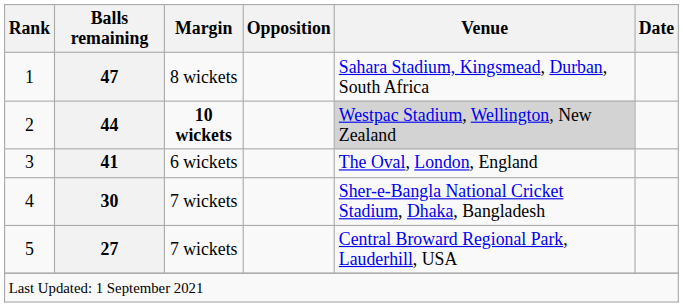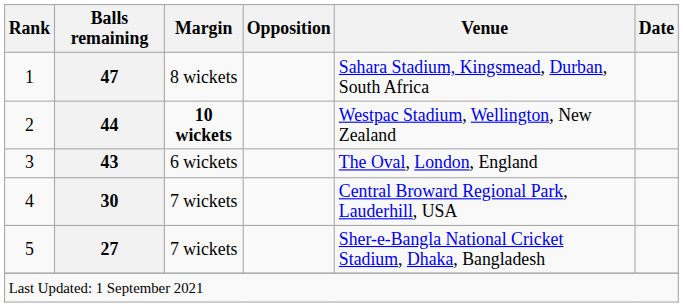(465, 124) lightgrey background -> (465, 124) no background
(109, 163) 41 -> (109, 163) 43
(451, 201) Sher-e-Bangla National Cricket Stadium, Dhaka, Bangladesh -> (453, 201) Central Broward Regional Park, Lauderhill, USA
(453, 249) Central Broward Regional Park, Lauderhill, USA -> (451, 249) Sher-e-Bangla National Cricket Stadium, Dhaka, Bangladesh
